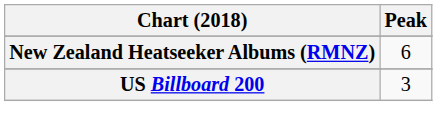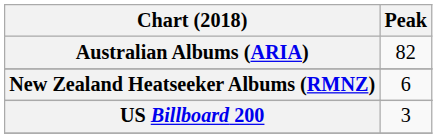+ row: (192, 52)
